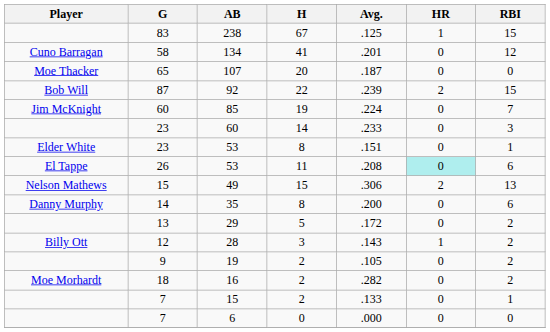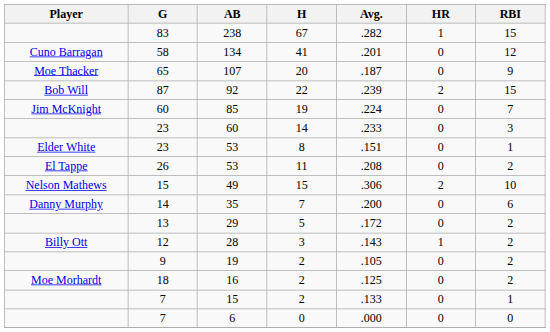(371, 33) .125 -> (371, 33) .282
(510, 71) 0 -> (510, 71) 9
(441, 166) paleturquoise background -> (441, 166) no background
(510, 166) 6 -> (510, 166) 2
(510, 185) 13 -> (510, 185) 10
(302, 204) 8 -> (302, 204) 7
(371, 280) .282 -> (371, 280) .125
